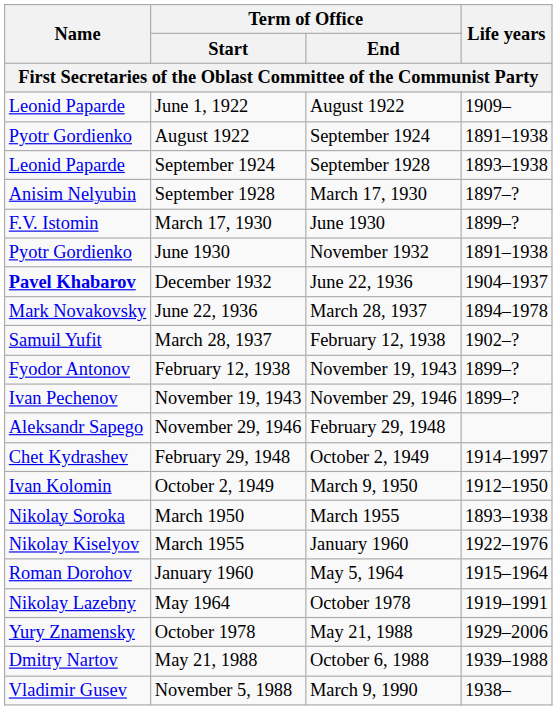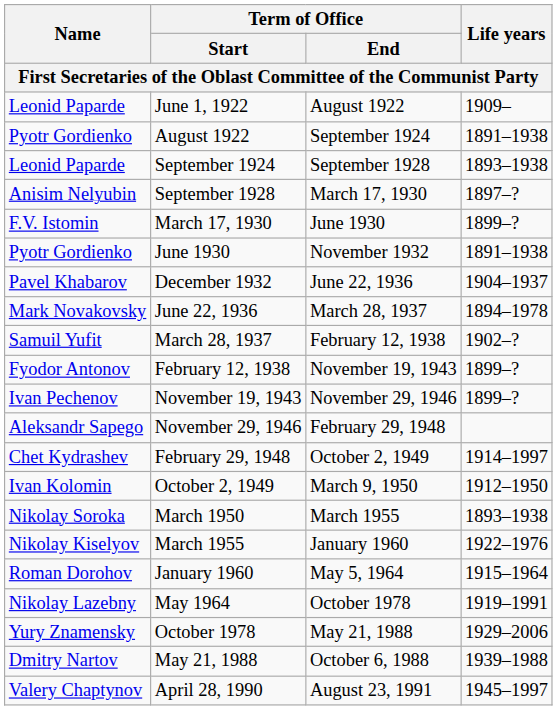(72, 281) bold -> (68, 281) normal
- row: (224, 690)
+ row: (209, 690)
